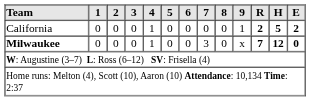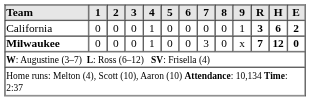(260, 28) 2 -> (260, 28) 3
(278, 28) 5 -> (278, 28) 6
